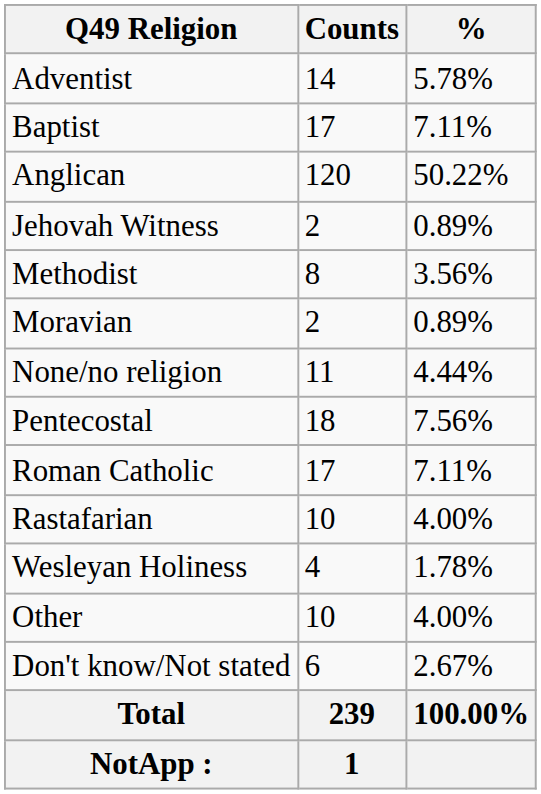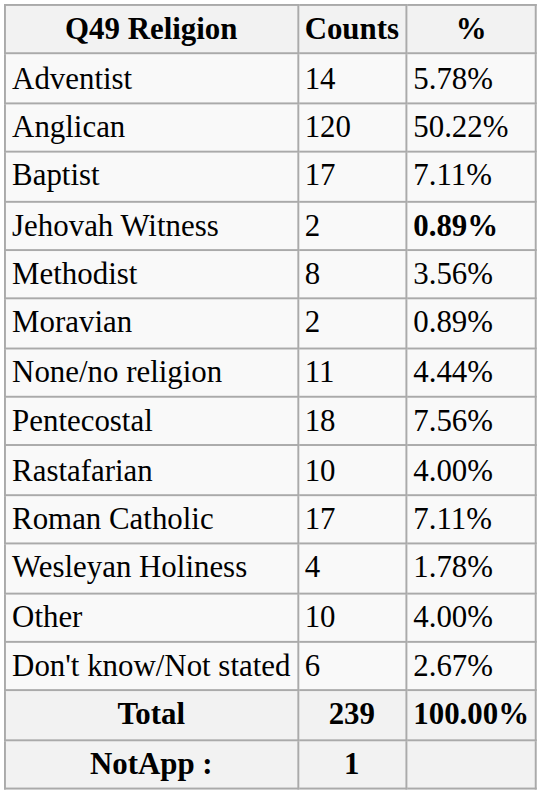rows swapped: (69, 175) <-> (56, 126)
(453, 224) normal -> (456, 224) bold
rows swapped: (82, 518) <-> (113, 469)
